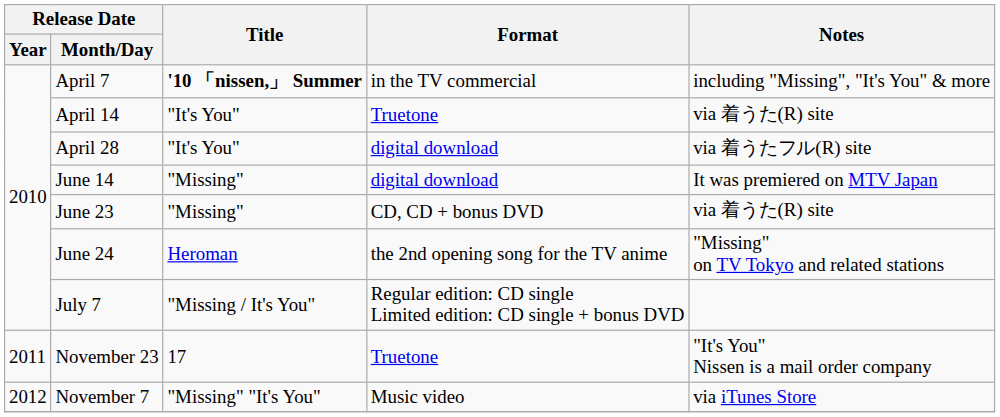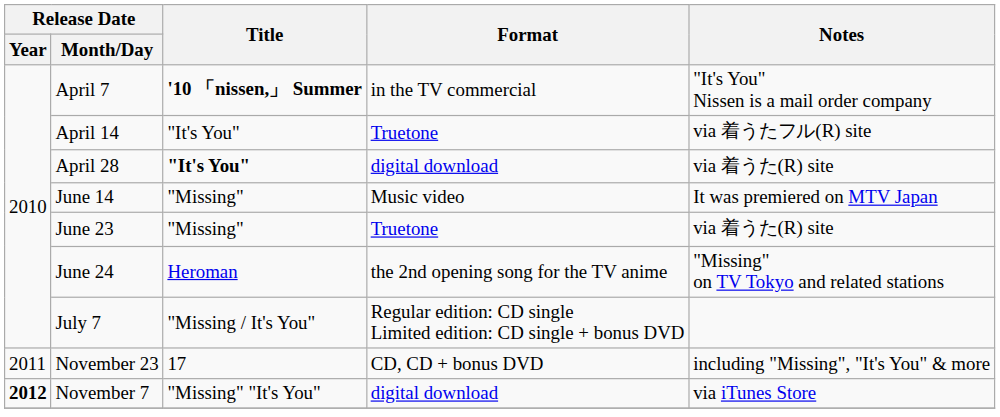(842, 81) including "Missing", "It's You" & more -> (812, 89) "It's You" Nissen is a mail order company
(763, 114) via 着うた(R) site -> (782, 131) via 着うたフル(R) site
(204, 148) normal -> (209, 165) bold
(782, 147) via 着うたフル(R) site -> (763, 165) via 着うた(R) site
(434, 179) digital download -> (418, 197) Music video
(457, 211) CD, CD + bonus DVD -> (404, 229) Truetone
(404, 356) Truetone -> (457, 363) CD, CD + bonus DVD
(812, 356) "It's You" Nissen is a mail order company -> (842, 363) including "Missing", "It's You" & more
(28, 396) normal -> (28, 393) bold
(418, 396) Music video -> (434, 393) digital download
